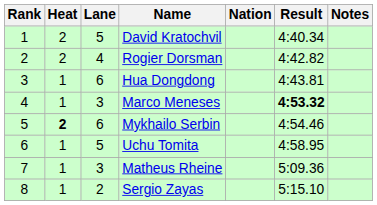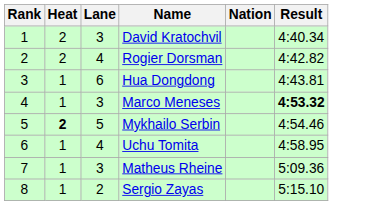- column: (350, 15)
(100, 37) 5 -> (100, 37) 3
(100, 124) 6 -> (100, 124) 5
(100, 146) 5 -> (100, 146) 4
